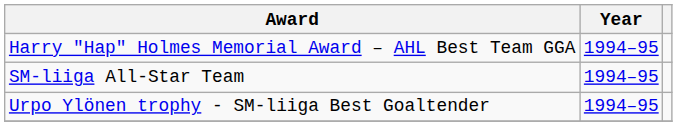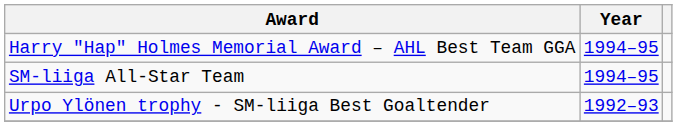(621, 106) 1994–95 -> (621, 106) 1992–93
